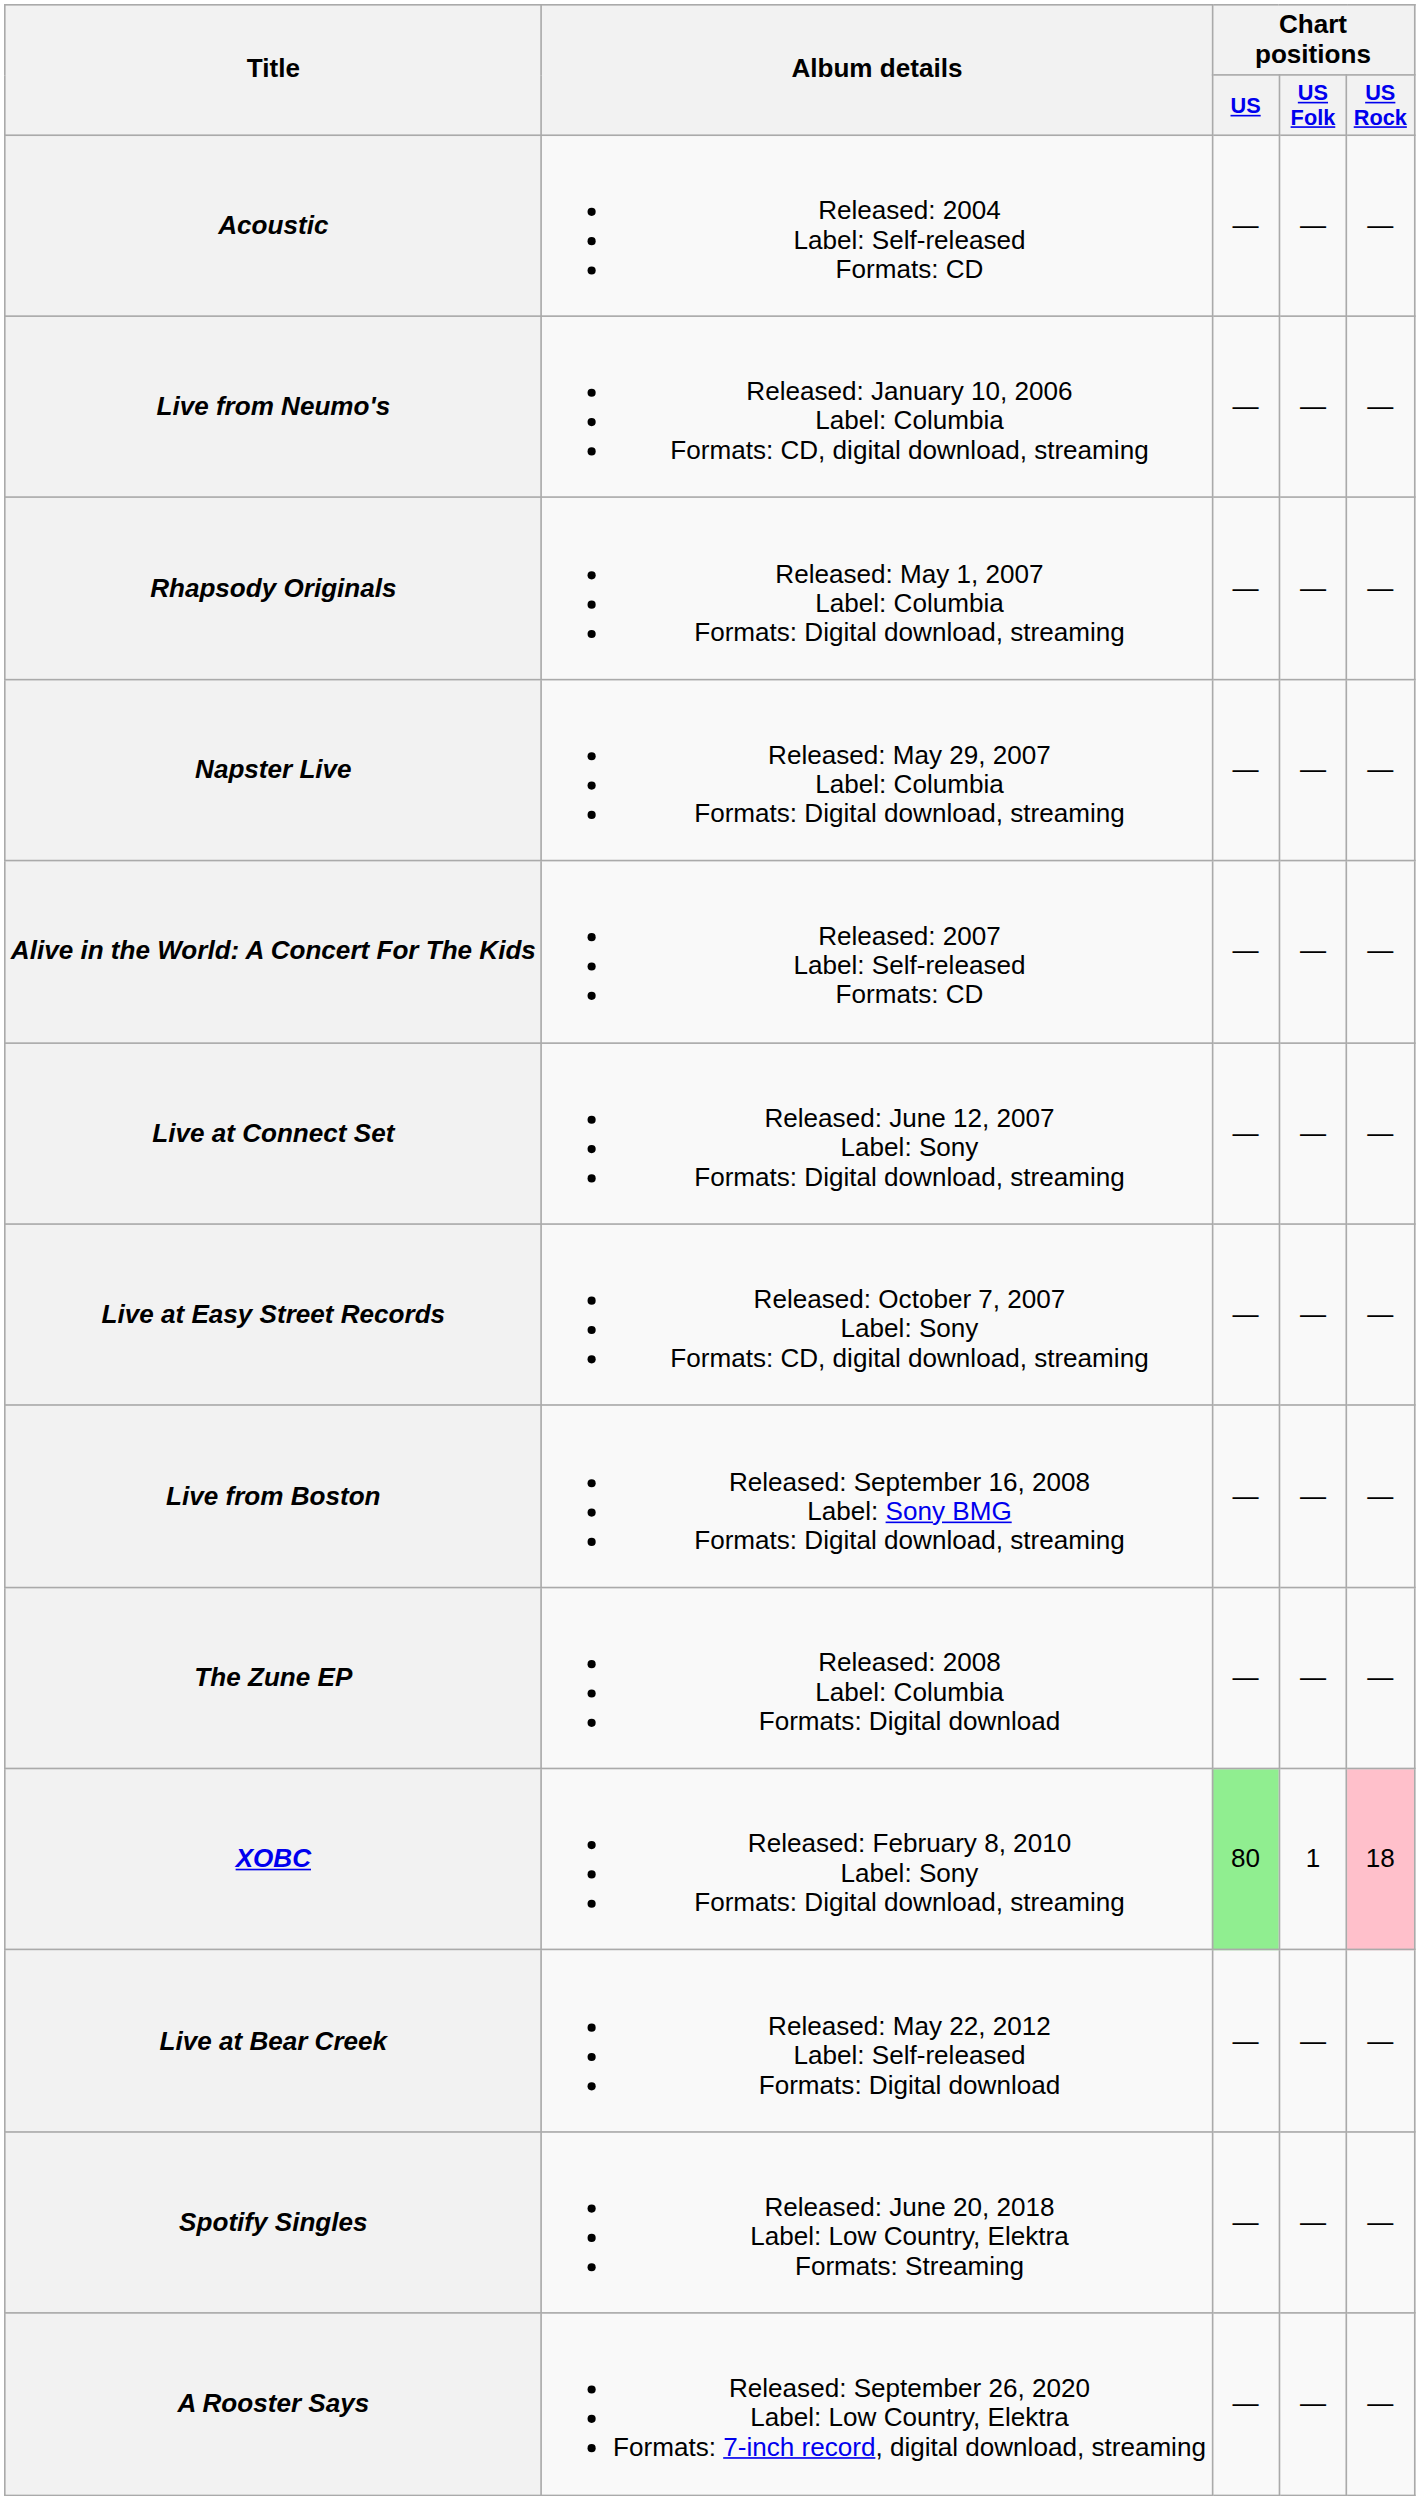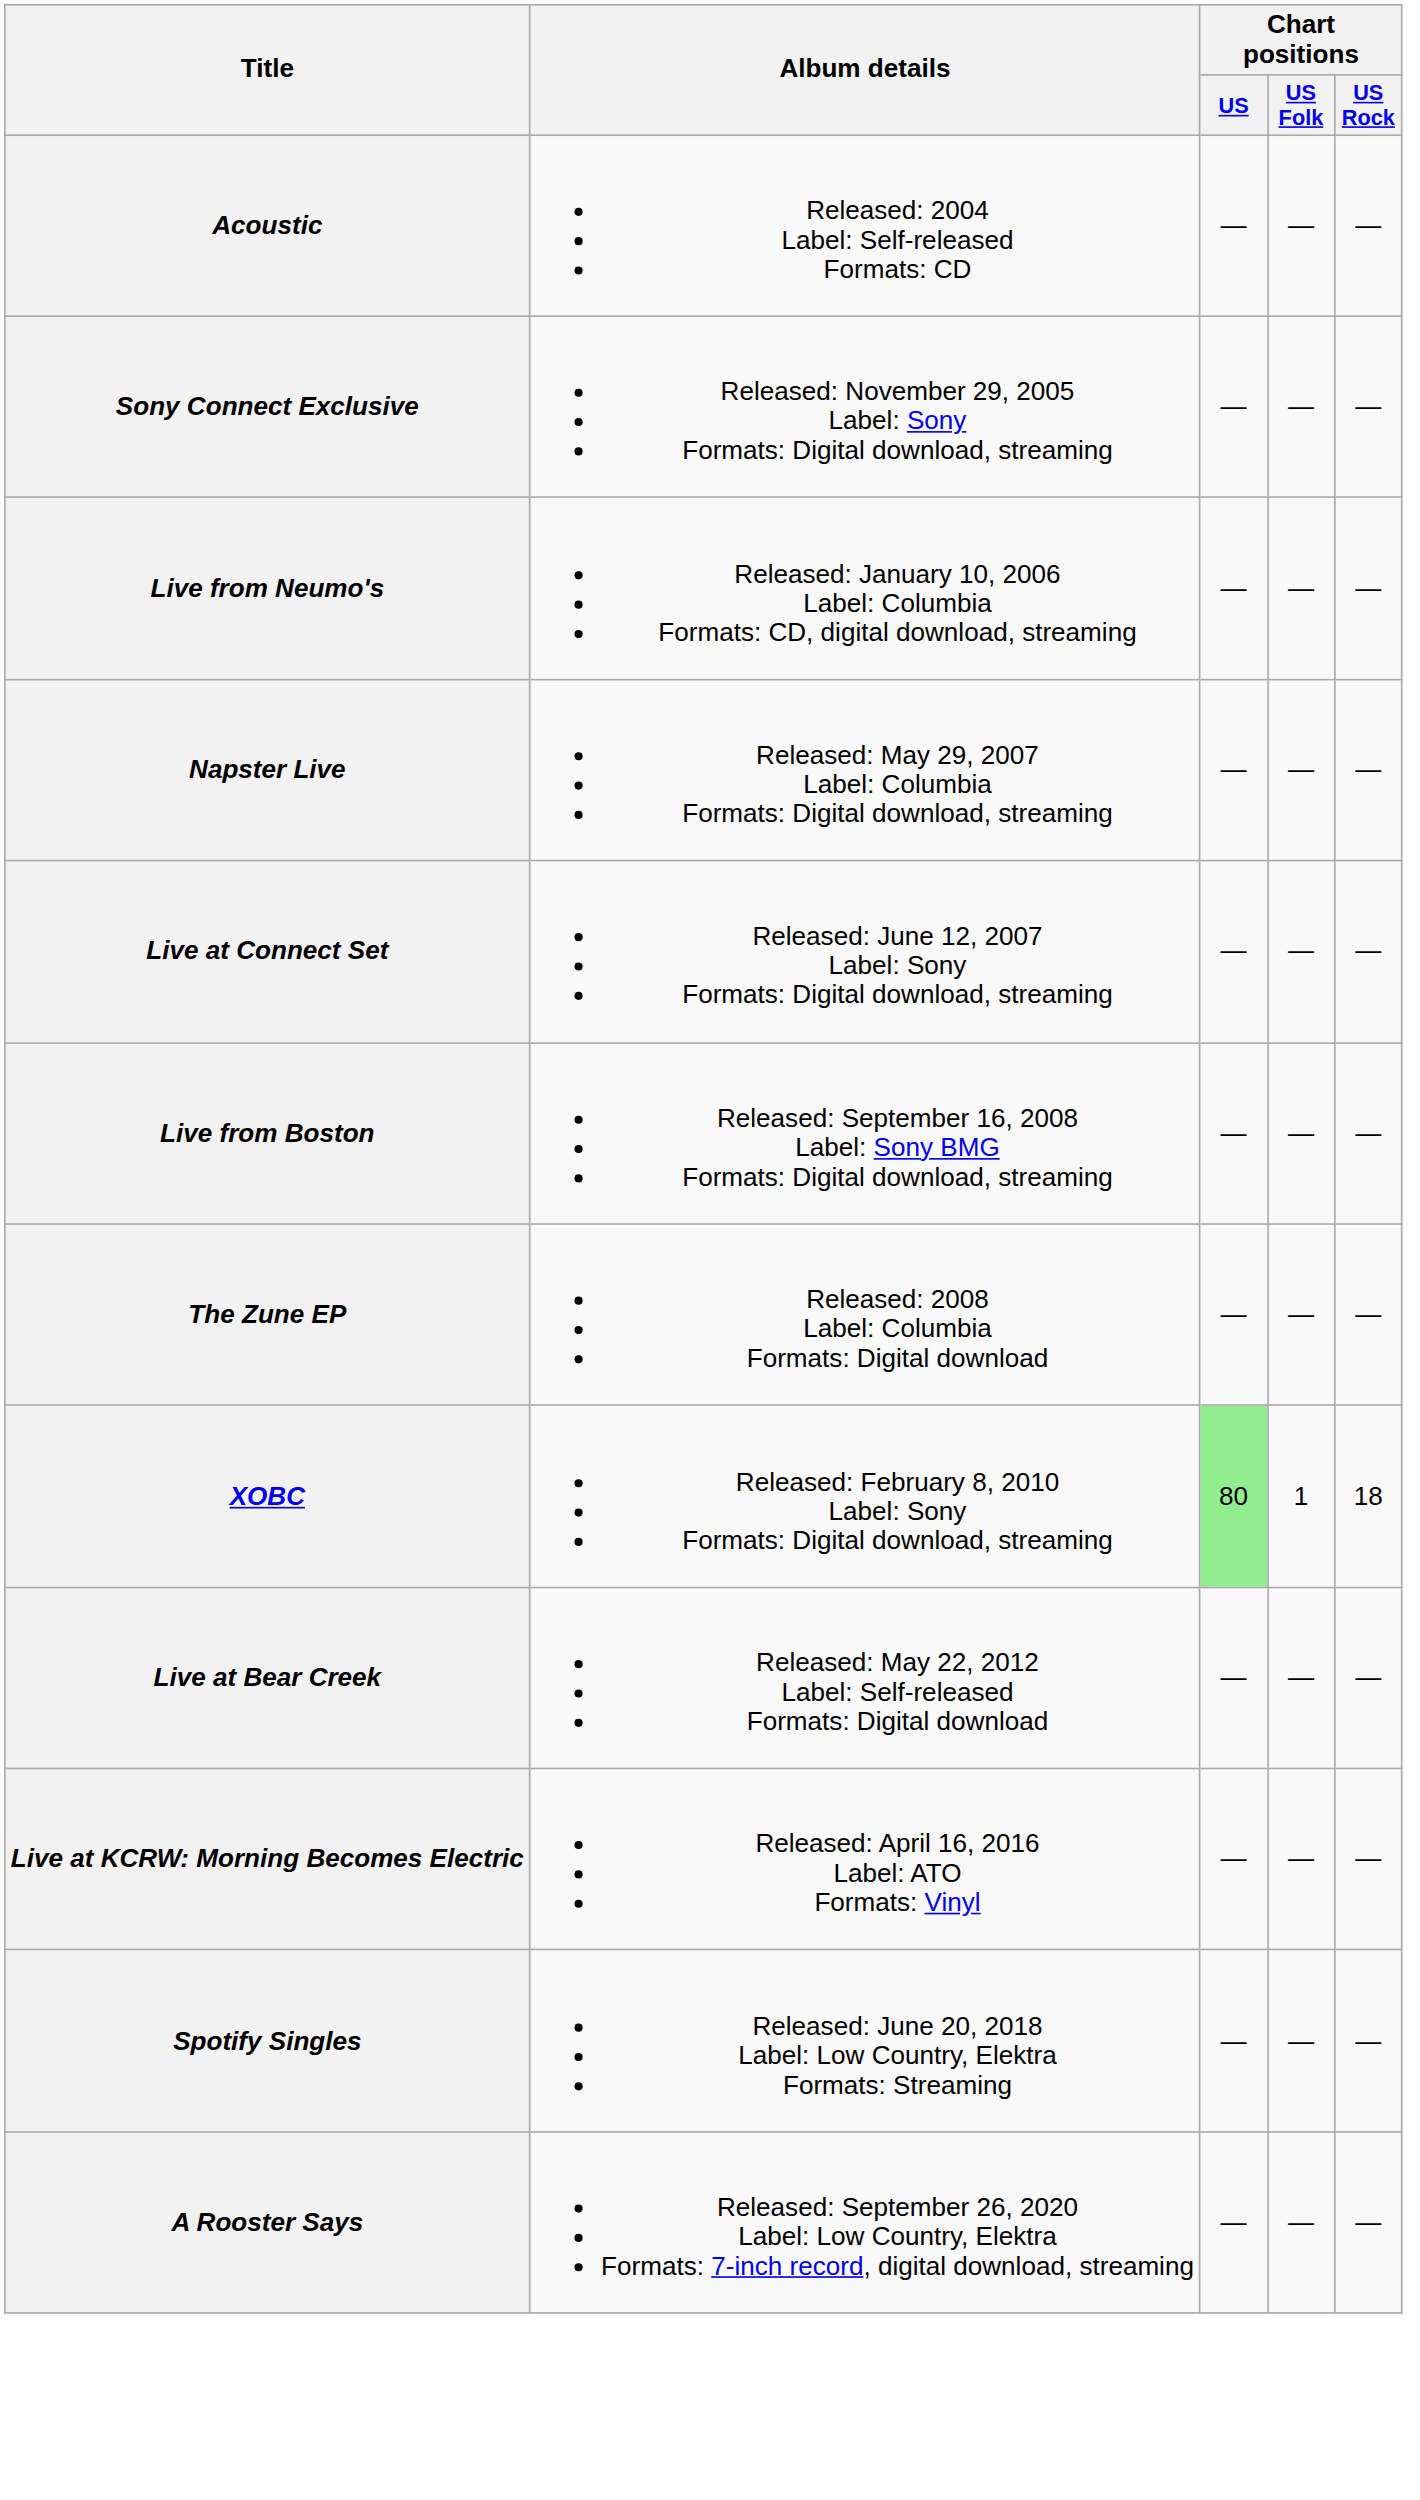+ row: (267, 406)
- row: (273, 588)
- row: (273, 951)
- row: (273, 1314)
(1380, 1859) pink background -> (1368, 1495) no background
+ row: (267, 1859)
